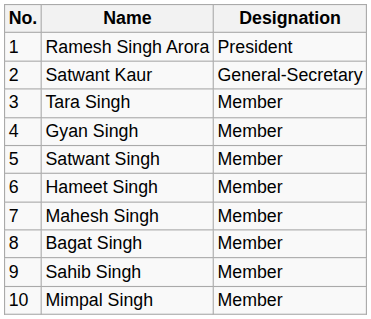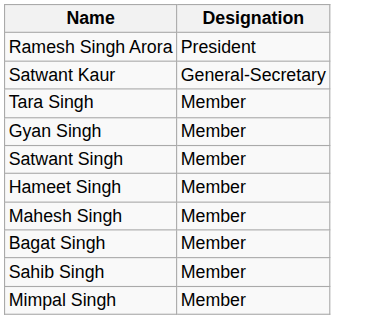- column: (23, 18)
